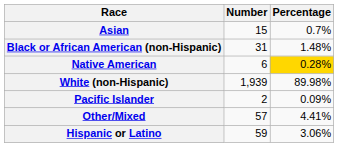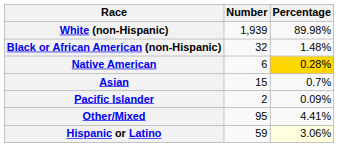rows swapped: (114, 82) <-> (114, 30)
(261, 47) 31 -> (261, 47) 32
(261, 116) 57 -> (261, 116) 95
(316, 133) no background -> (316, 133) lightyellow background
